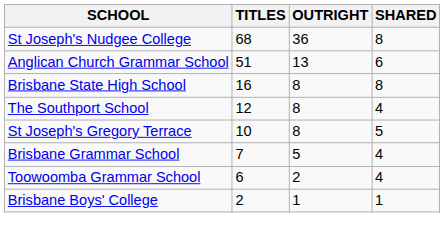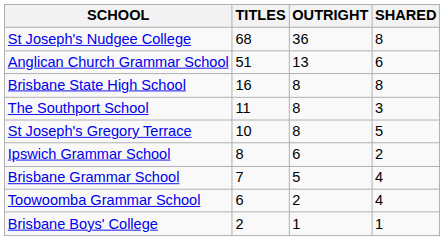(244, 108) 12 -> (243, 108) 11
(379, 108) 4 -> (379, 108) 3
+ row: (89, 154)
